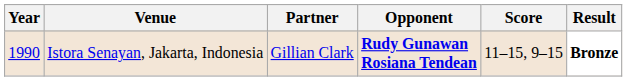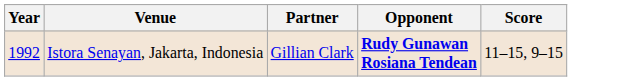- column: (594, 17)
(24, 53) 1990 -> (24, 53) 1992
